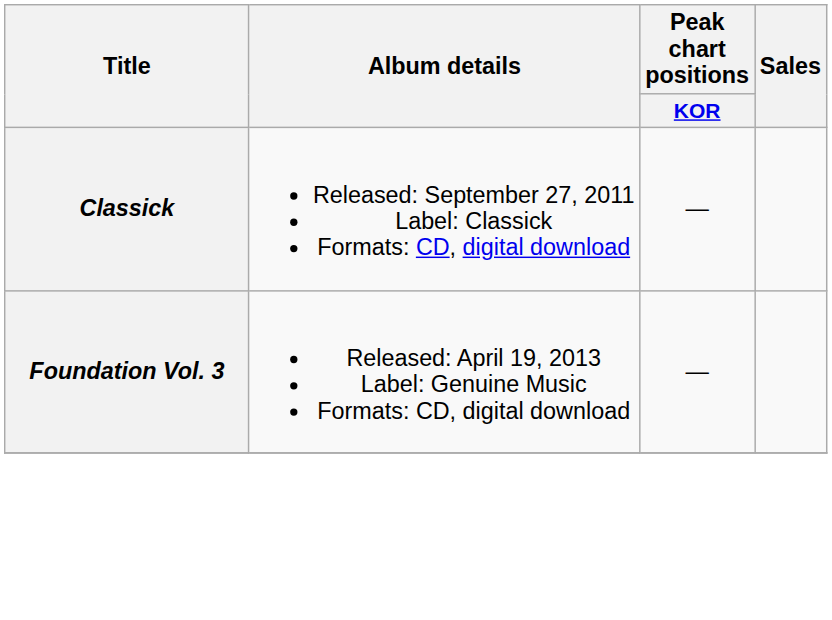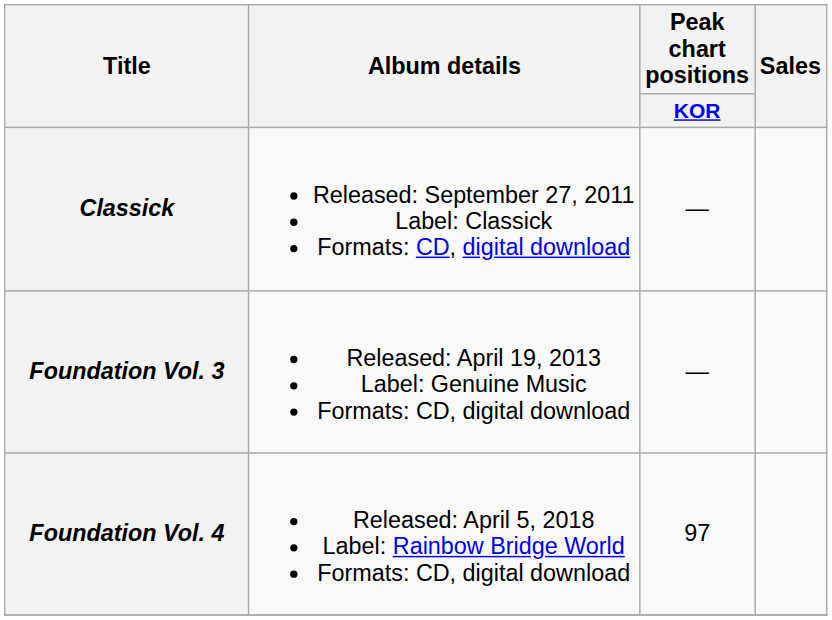+ row: (127, 533)
